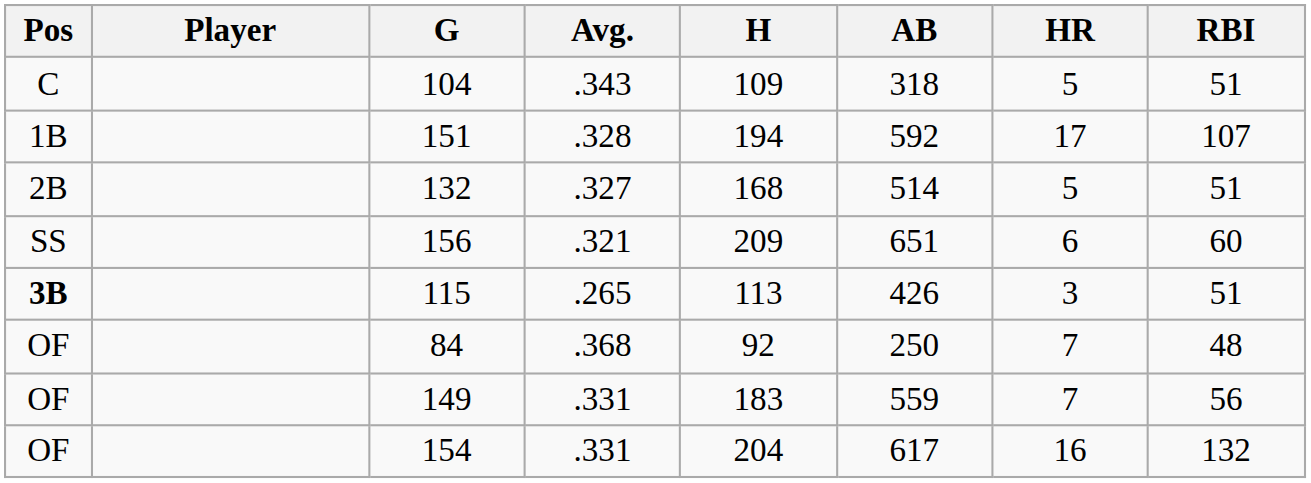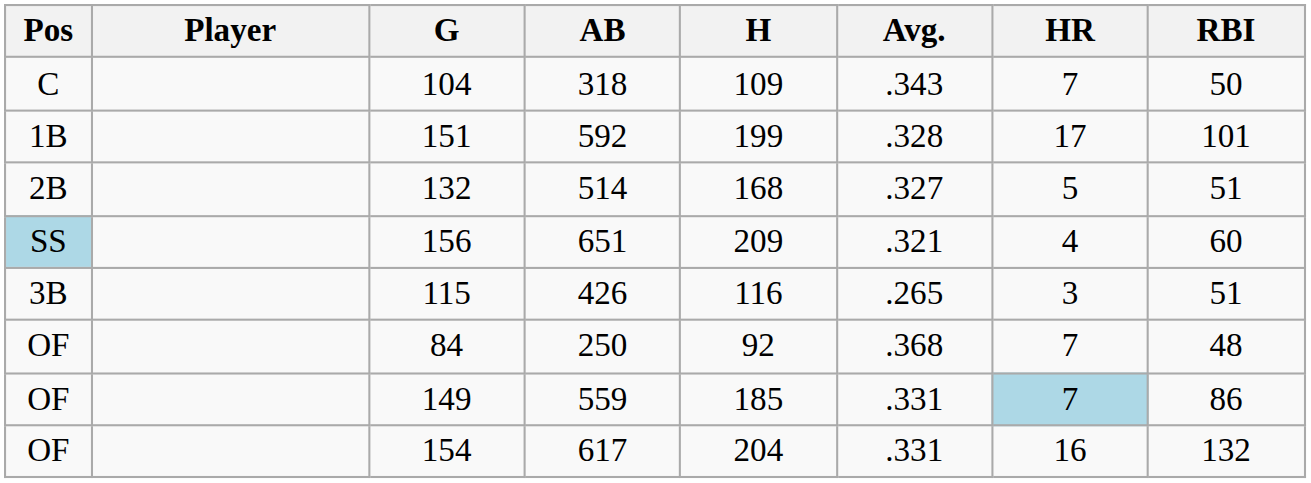columns swapped: (914, 30) <-> (602, 30)
(1070, 83) 5 -> (1070, 83) 7
(1226, 83) 51 -> (1226, 83) 50
(758, 135) 194 -> (758, 135) 199
(1226, 135) 107 -> (1226, 135) 101
(48, 240) no background -> (48, 240) lightblue background
(1070, 240) 6 -> (1070, 240) 4
(48, 293) bold -> (48, 293) normal
(758, 293) 113 -> (758, 293) 116
(758, 398) 183 -> (758, 398) 185
(1070, 398) no background -> (1070, 398) lightblue background
(1226, 398) 56 -> (1226, 398) 86
